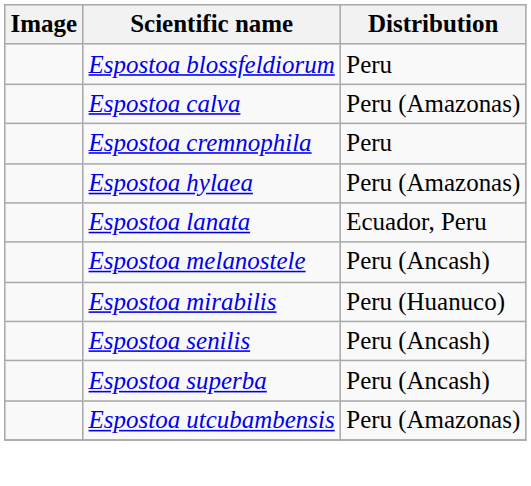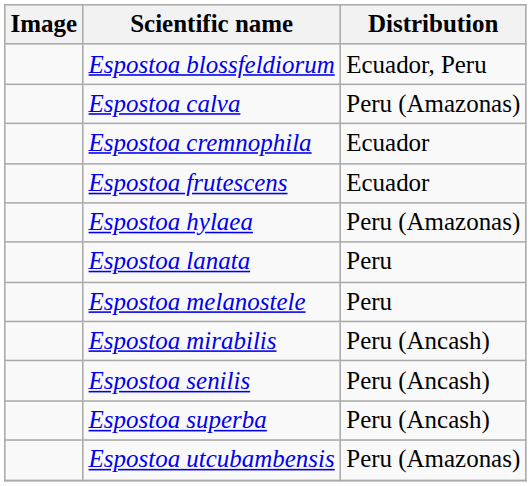(369, 63) Peru -> (416, 63) Ecuador, Peru
(369, 143) Peru -> (388, 143) Ecuador
+ row: (188, 182)
(416, 222) Ecuador, Peru -> (369, 261) Peru
(418, 261) Peru (Ancash) -> (369, 301) Peru
(426, 301) Peru (Huanuco) -> (418, 340) Peru (Ancash)
